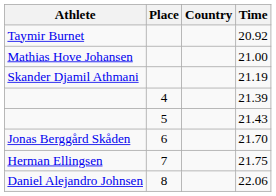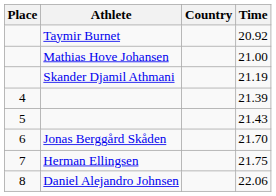columns swapped: (164, 14) <-> (75, 14)
